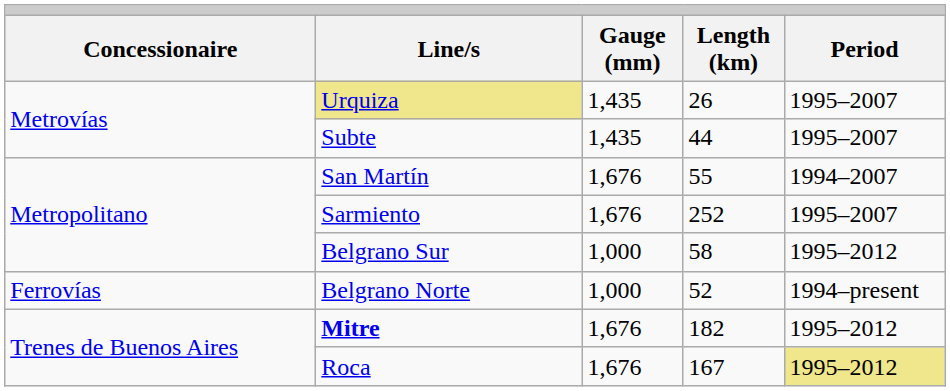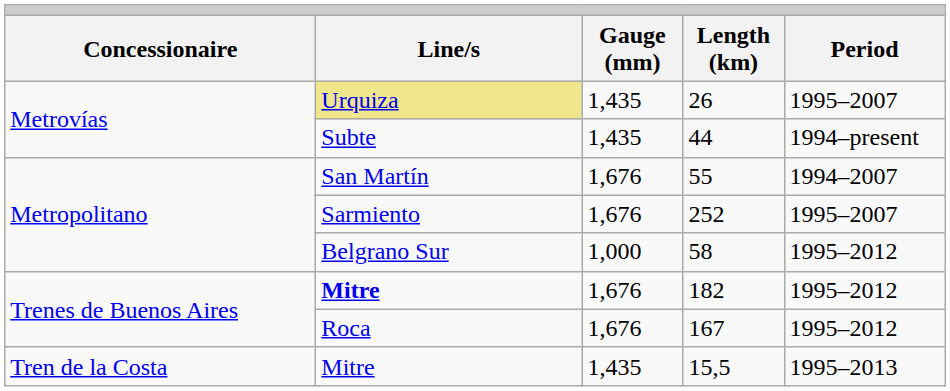(844, 137) 1995–2007 -> (854, 137) 1994–present
- row: (700, 289)
(844, 366) khaki background -> (844, 328) no background
+ row: (709, 366)
